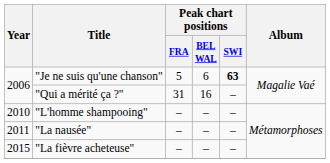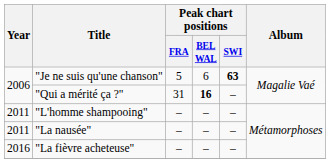(206, 94) normal -> (206, 94) bold
(19, 112) 2010 -> (18, 112) 2011
(19, 149) 2015 -> (19, 149) 2016
